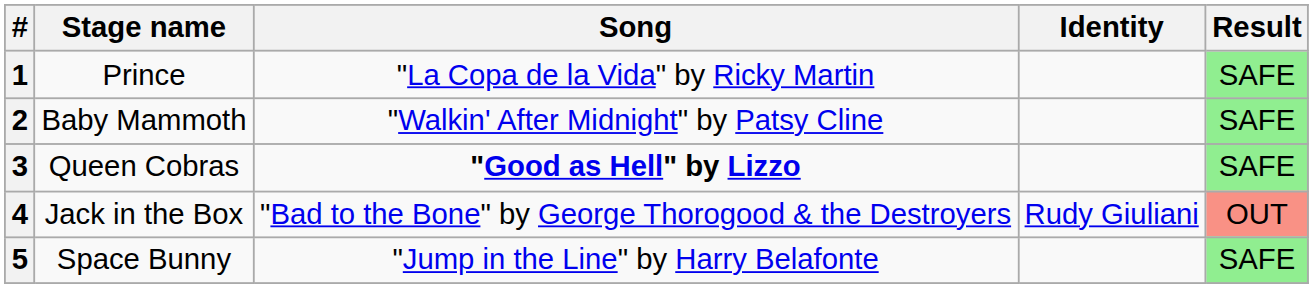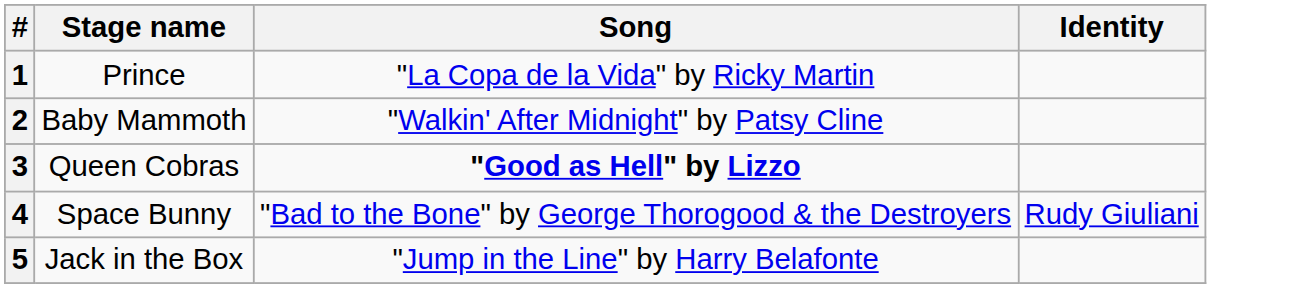- column: (1257, 27)
(144, 213) Jack in the Box -> (144, 213) Space Bunny
(144, 259) Space Bunny -> (144, 259) Jack in the Box
